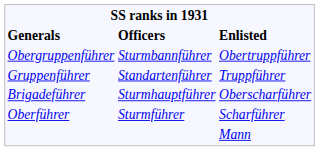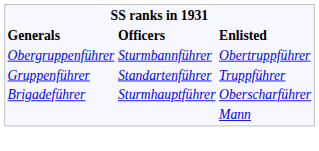- row: (38, 114)
